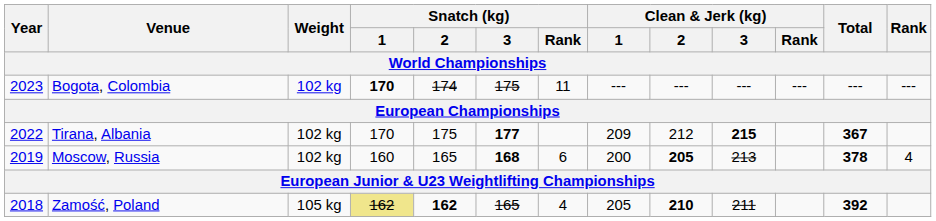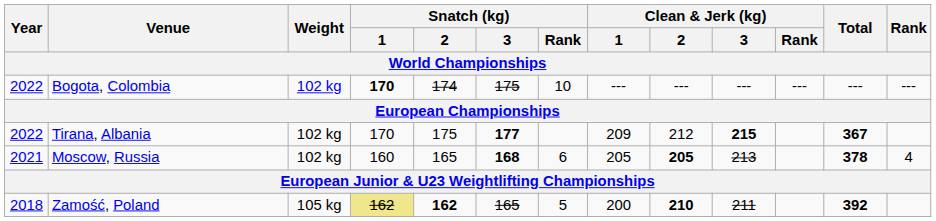(26, 87) 2023 -> (26, 87) 2022
(563, 87) 11 -> (563, 87) 10
(26, 157) 2019 -> (26, 157) 2021
(619, 157) 200 -> (619, 157) 205
(563, 205) 4 -> (563, 205) 5
(619, 205) 205 -> (619, 205) 200
